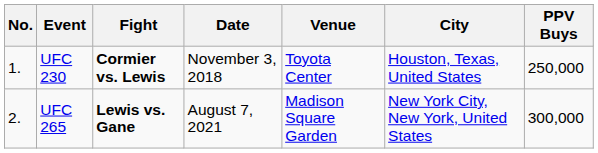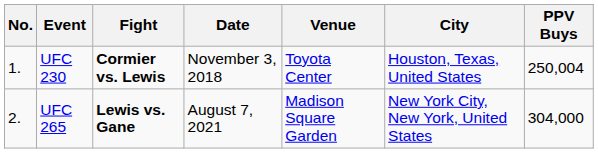(556, 67) 250,000 -> (556, 67) 250,004
(556, 118) 300,000 -> (556, 118) 304,000
